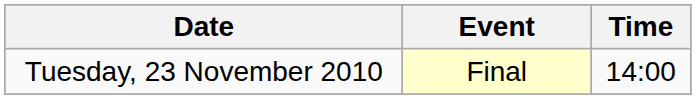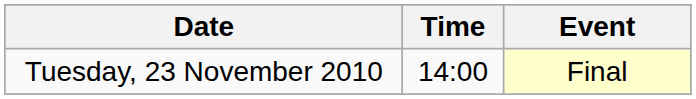columns swapped: (641, 26) <-> (497, 26)
